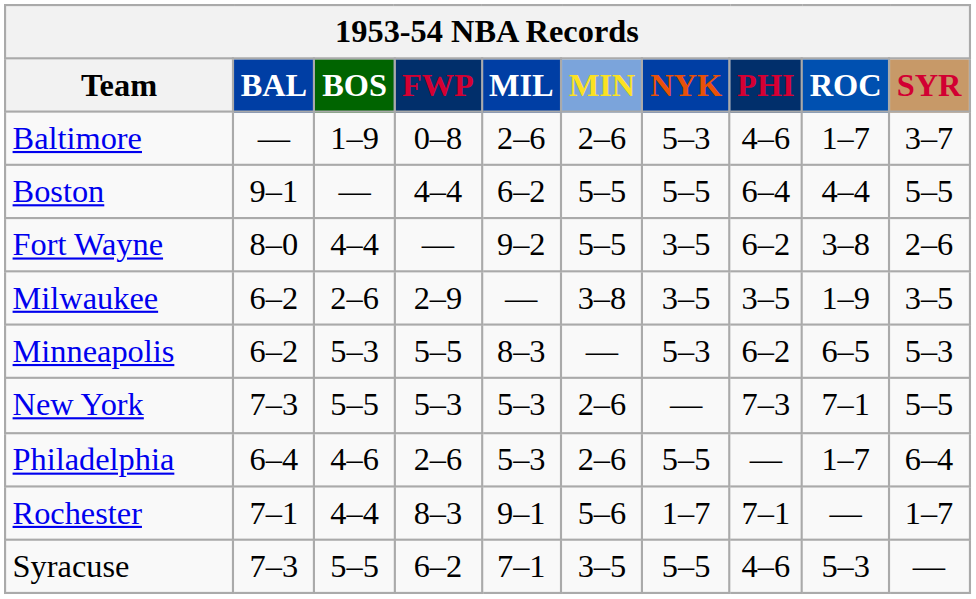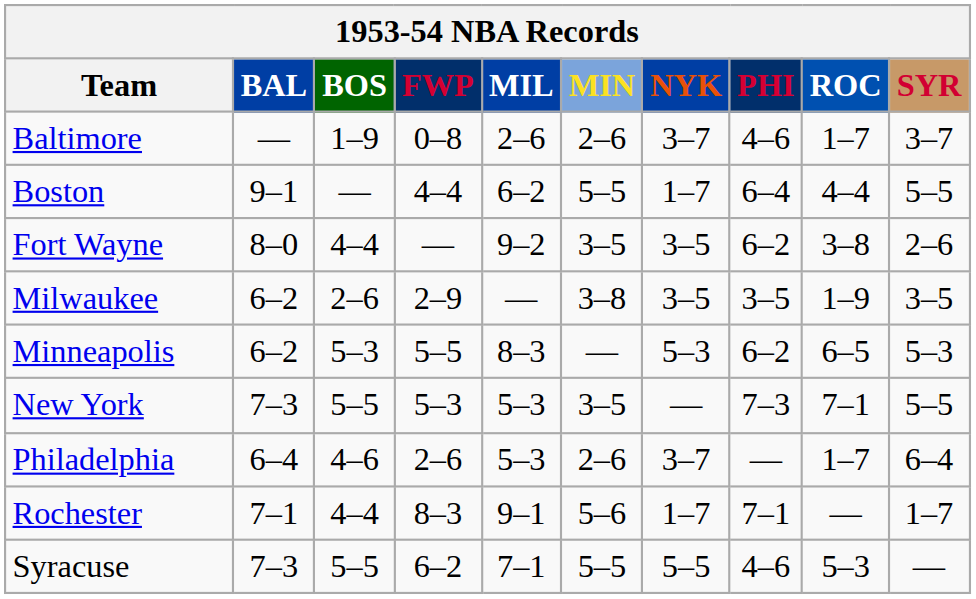(686, 138) 5–3 -> (686, 138) 3–7
(686, 191) 5–5 -> (686, 191) 1–7
(602, 244) 5–5 -> (602, 244) 3–5
(602, 405) 2–6 -> (602, 405) 3–5
(686, 458) 5–5 -> (686, 458) 3–7
(602, 565) 3–5 -> (602, 565) 5–5
